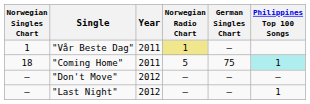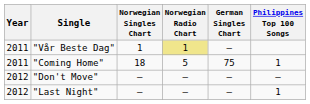columns swapped: (149, 22) <-> (27, 23)
(278, 62) paleturquoise background -> (278, 62) no background
